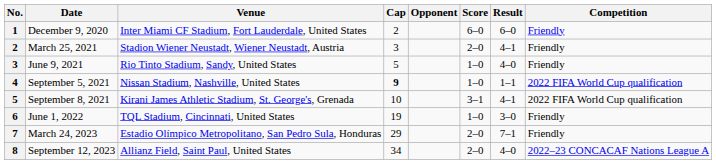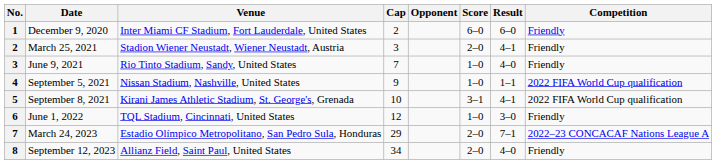(396, 64) 5 -> (396, 64) 7
(396, 82) bold -> (396, 82) normal
(396, 116) 19 -> (396, 116) 12
(546, 133) Friendly -> (618, 133) 2022–23 CONCACAF Nations League A
(618, 151) 2022–23 CONCACAF Nations League A -> (546, 151) Friendly
